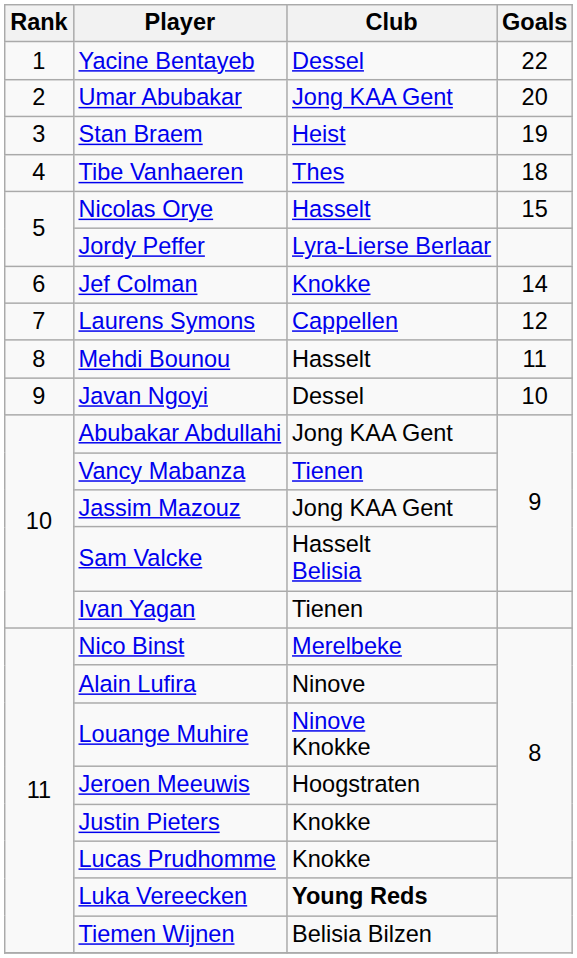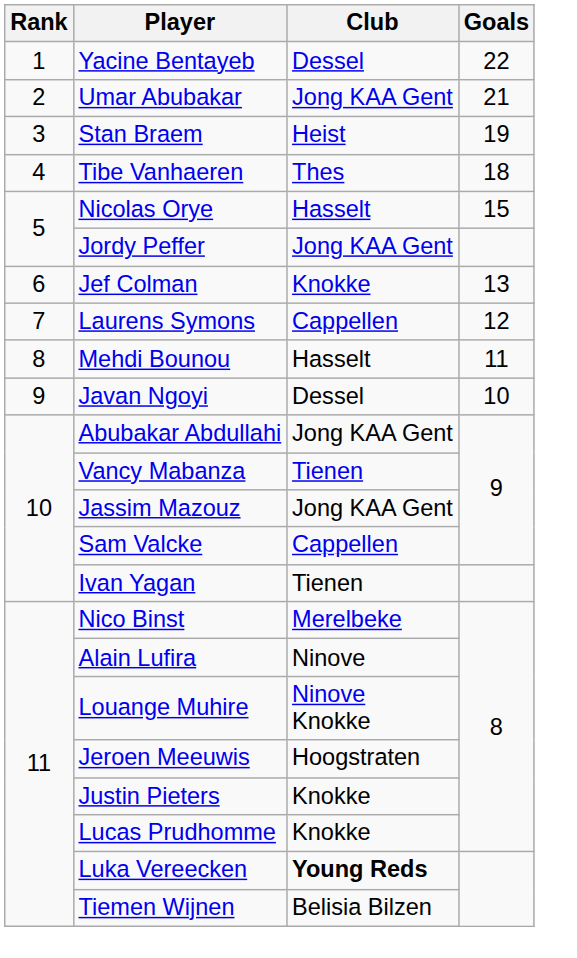(535, 97) 20 -> (496, 97) 21
(392, 246) Lyra-Lierse Berlaar -> (372, 246) Jong KAA Gent
(535, 284) 14 -> (496, 284) 13
(331, 558) Hasselt Belisia -> (345, 545) Cappellen
